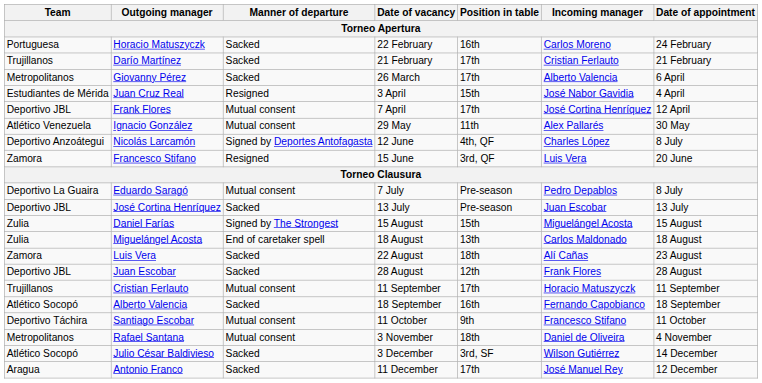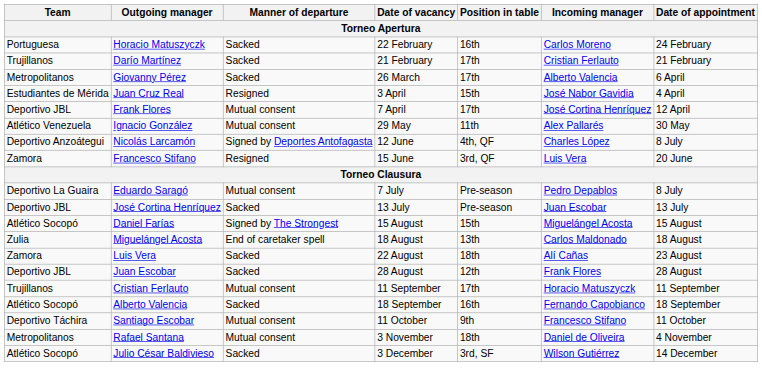(18, 223) Zulia -> (42, 223) Atlético Socopó
- row: (148, 369)
